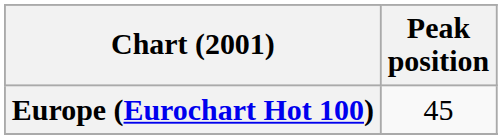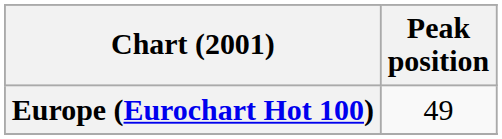(438, 109) 45 -> (438, 109) 49
